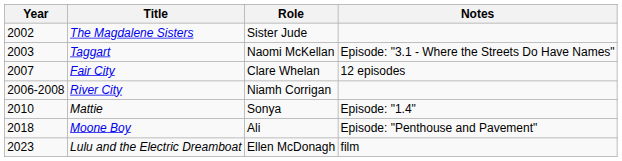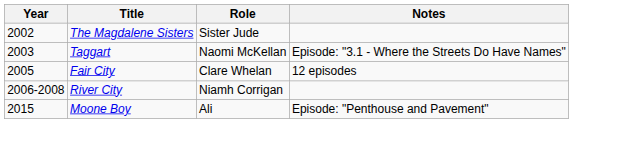(20, 71) 2007 -> (20, 71) 2005
- row: (86, 109)
(20, 128) 2018 -> (20, 109) 2015
- row: (156, 147)
